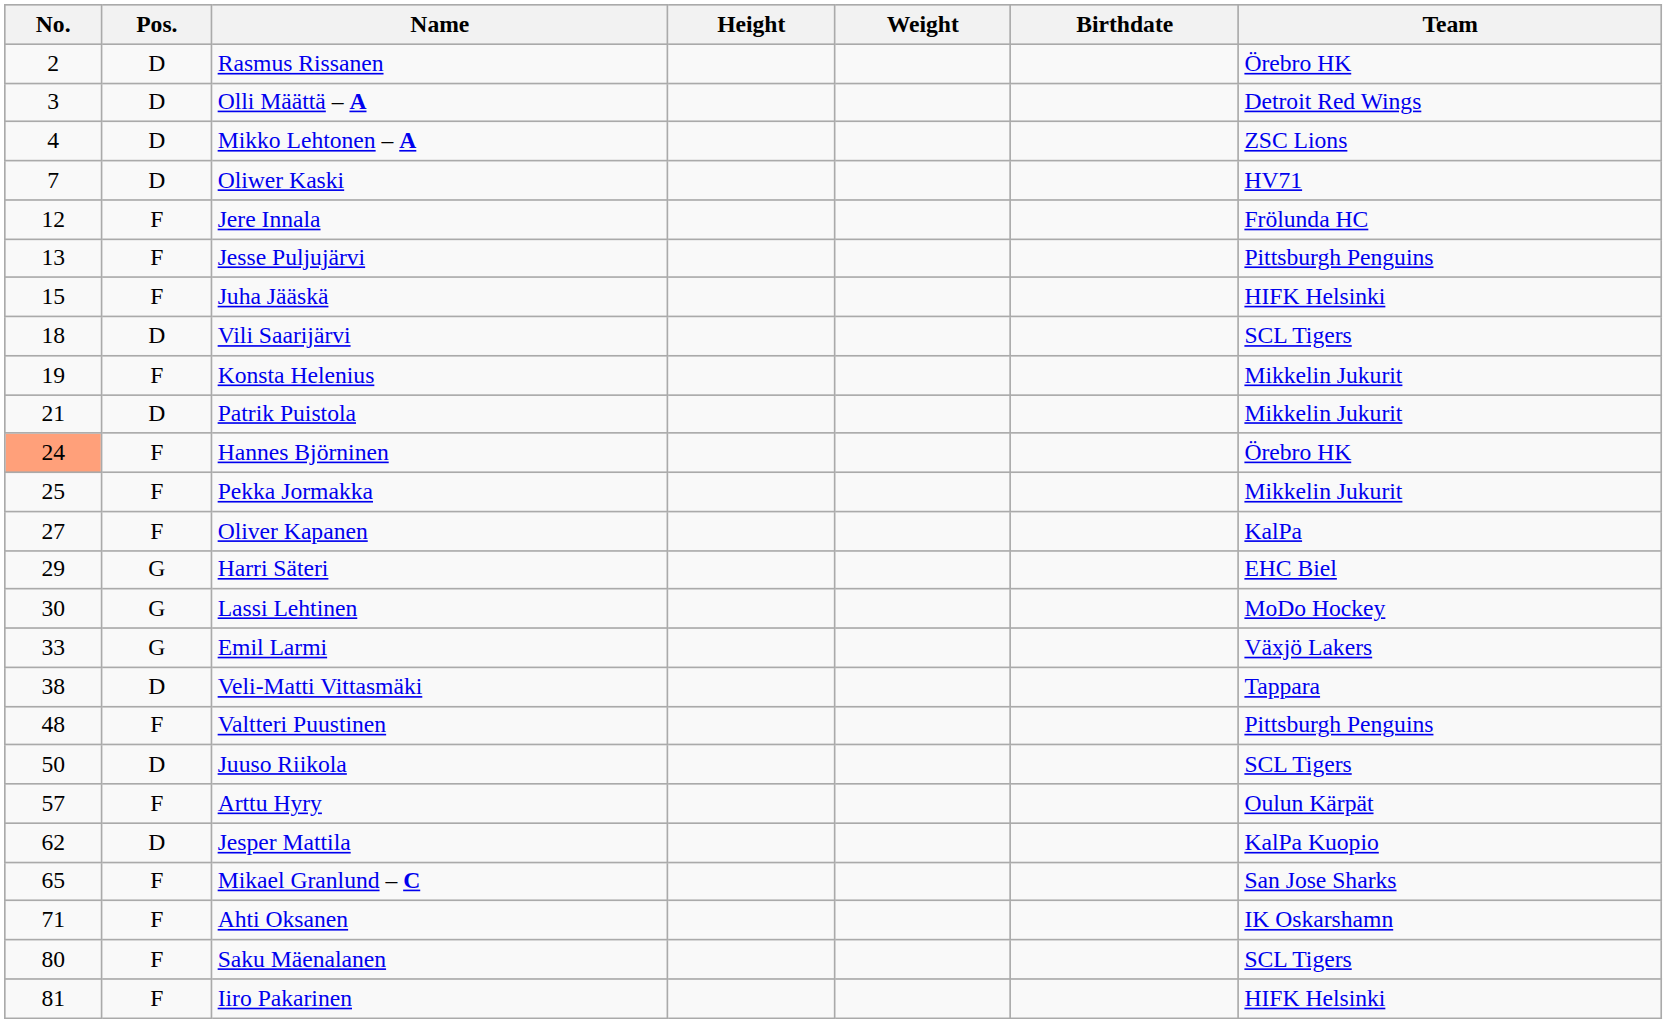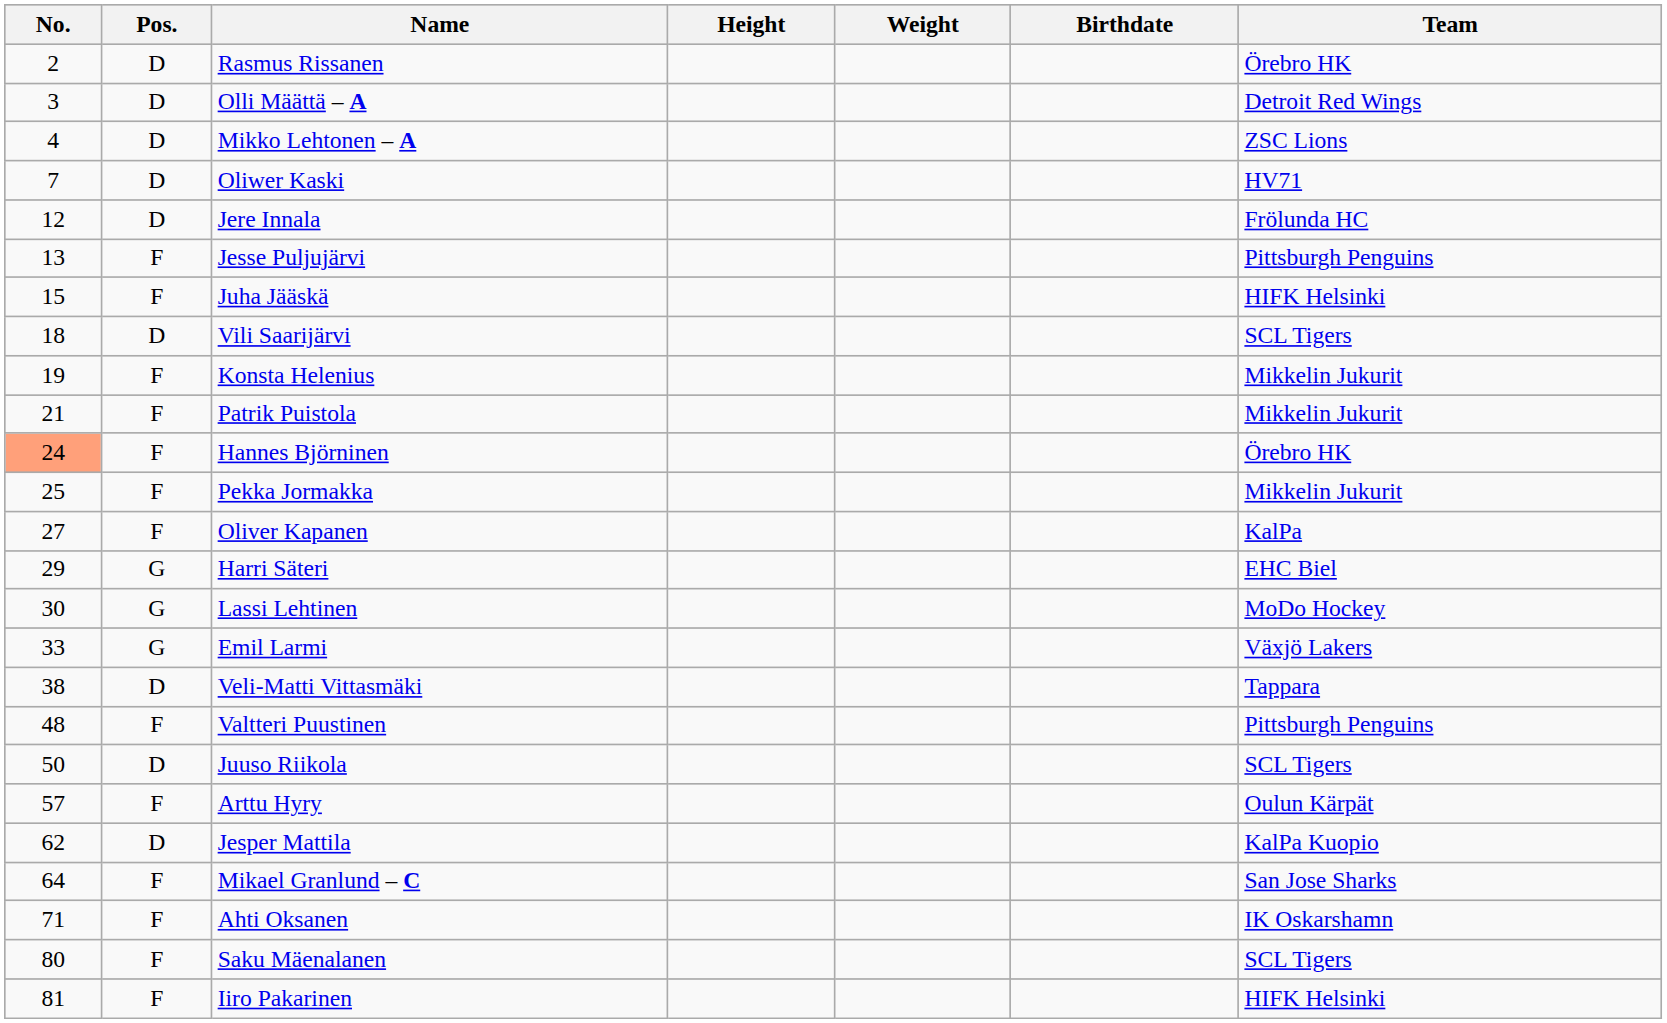(157, 219) F -> (157, 219) D
(157, 413) D -> (157, 413) F
(53, 881) 65 -> (53, 881) 64
